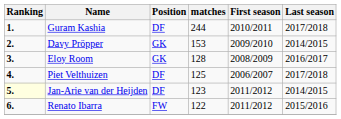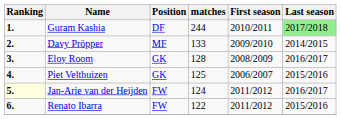(306, 28) no background -> (306, 28) lightgreen background
(159, 43) GK -> (159, 43) MF
(198, 43) 153 -> (198, 43) 133
(158, 75) DF -> (159, 75) GK
(306, 75) 2017/2018 -> (306, 75) 2015/2016
(158, 91) DF -> (160, 91) FW
(198, 91) 123 -> (198, 91) 124
(306, 91) 2014/2015 -> (306, 91) 2016/2017
